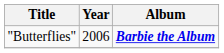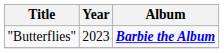(96, 36) 2006 -> (96, 36) 2023
